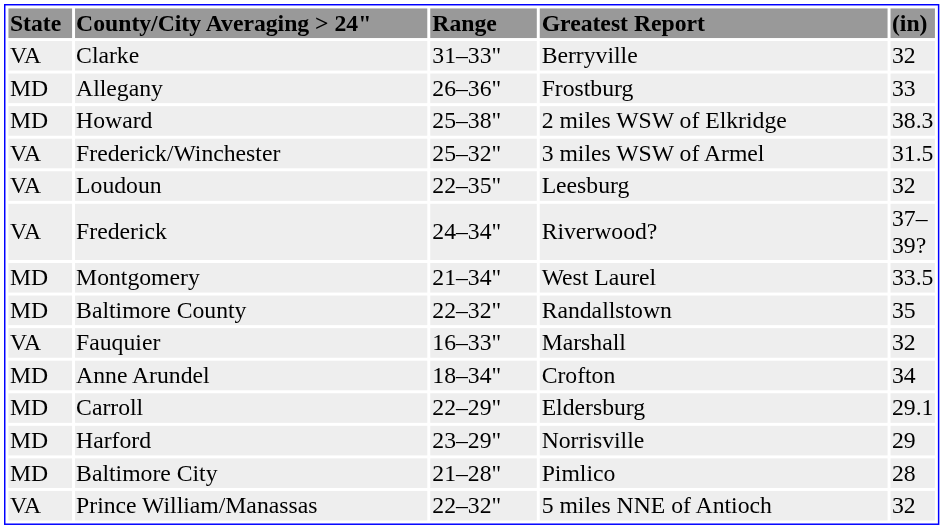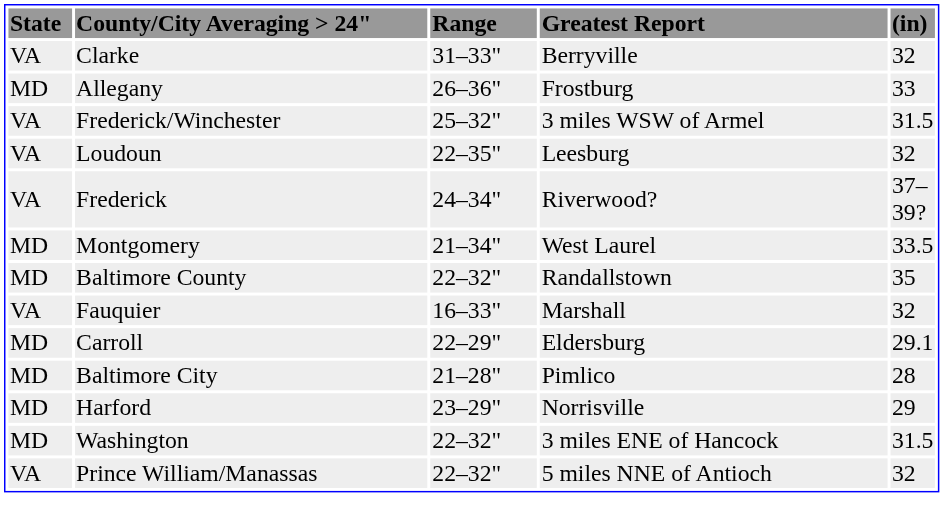- row: (114, 120)
- row: (143, 375)
rows swapped: (147, 472) <-> (114, 440)
+ row: (132, 440)
